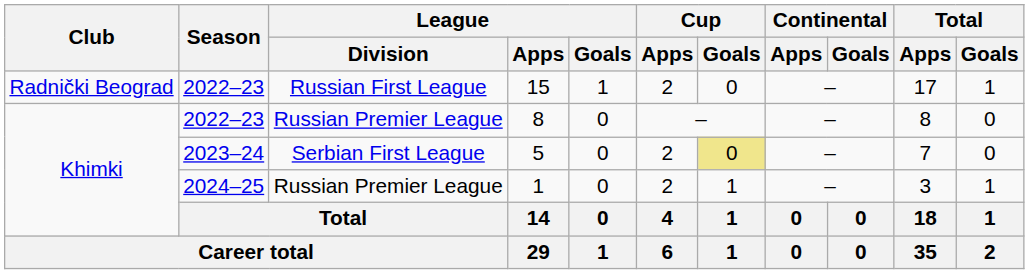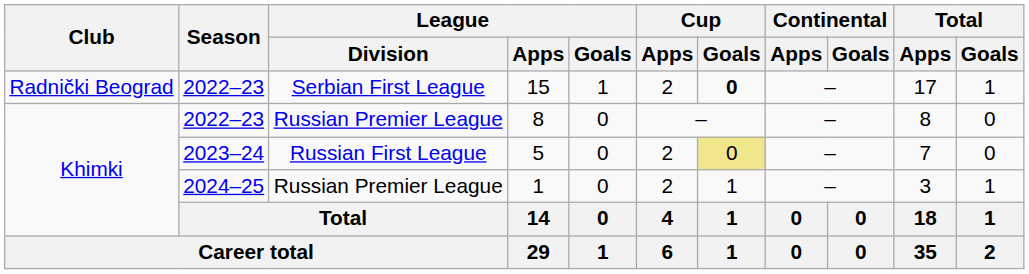(388, 86) Russian First League -> (388, 86) Serbian First League
(732, 86) normal -> (732, 86) bold
(388, 152) Serbian First League -> (388, 152) Russian First League
